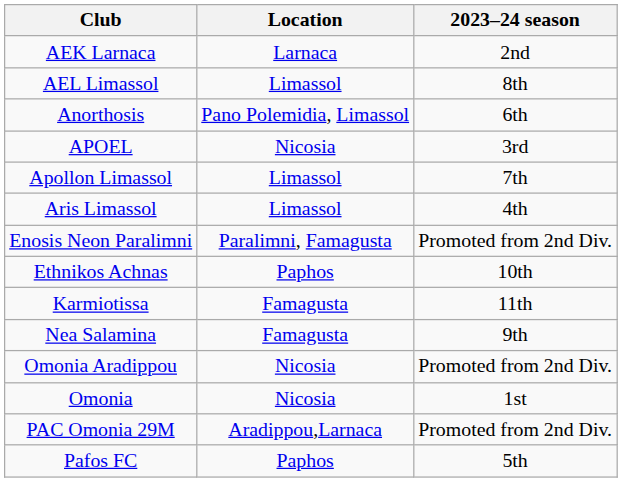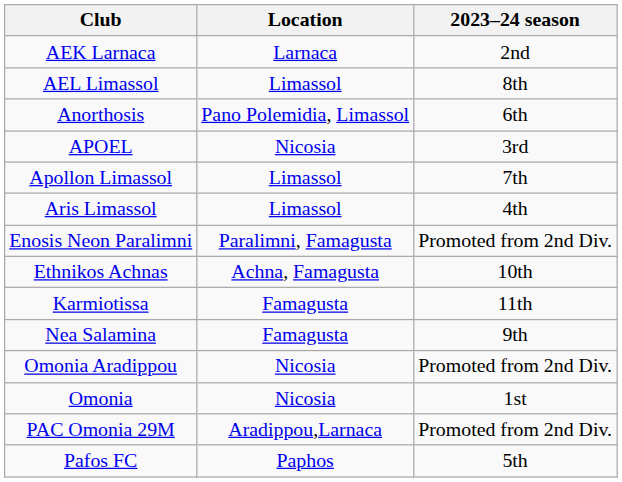(305, 271) Paphos -> (305, 271) Achna, Famagusta
